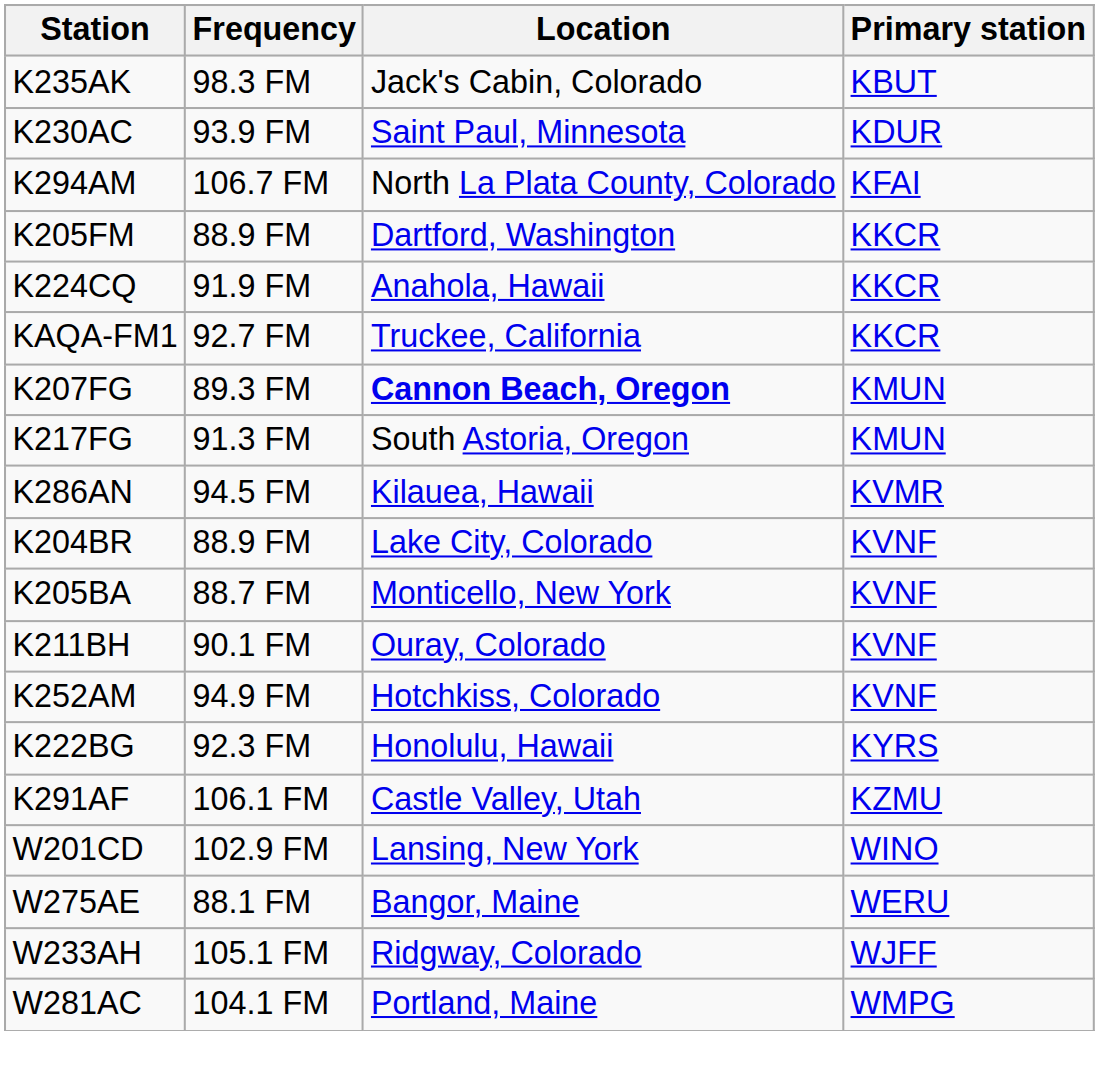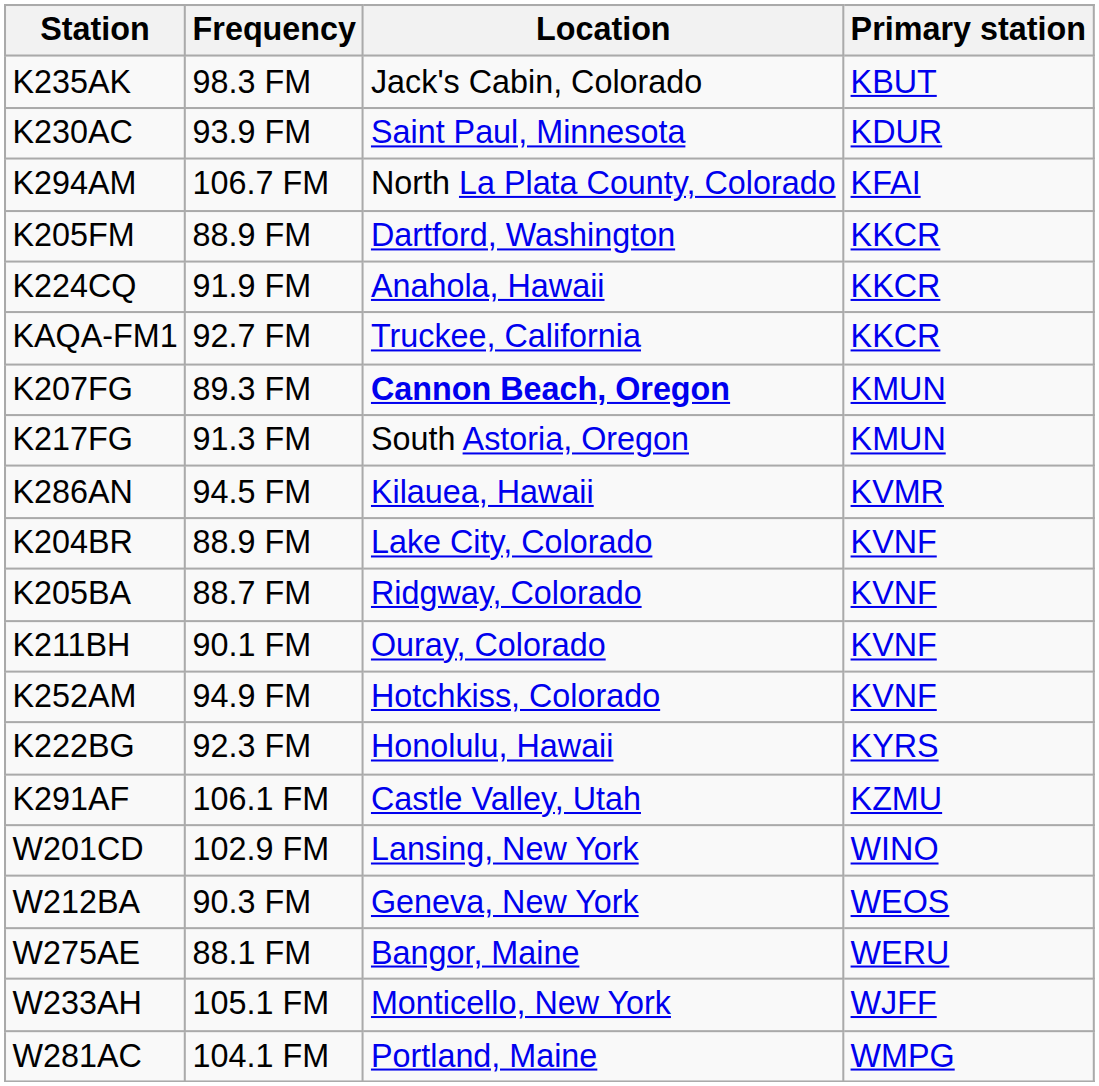(521, 593) Monticello, New York -> (506, 593) Ridgway, Colorado
+ row: (76, 901)
(506, 952) Ridgway, Colorado -> (521, 1004) Monticello, New York
